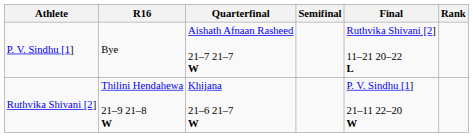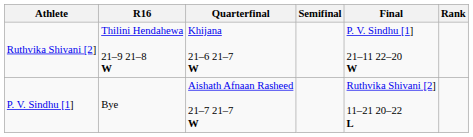rows swapped: (40, 50) <-> (52, 105)
